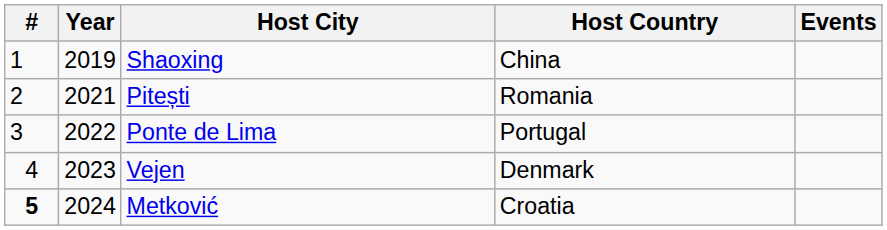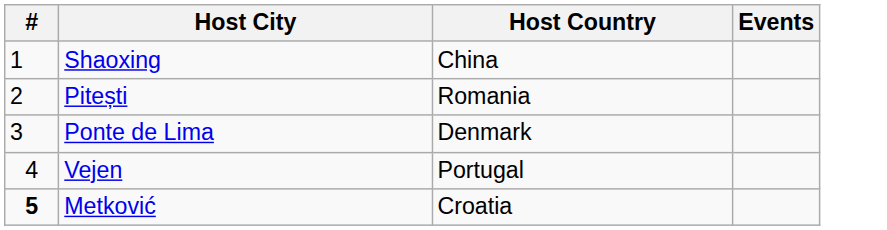- column: (90, 22)
(543, 133) Portugal -> (485, 133) Denmark
(547, 170) Denmark -> (481, 170) Portugal
